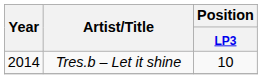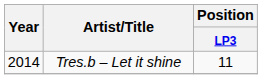(225, 62) 10 -> (225, 62) 11
